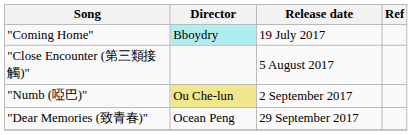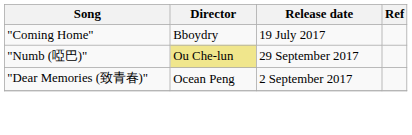(196, 34) paleturquoise background -> (196, 34) no background
- row: (82, 64)
(306, 95) 2 September 2017 -> (309, 56) 29 September 2017
(309, 118) 29 September 2017 -> (306, 79) 2 September 2017
